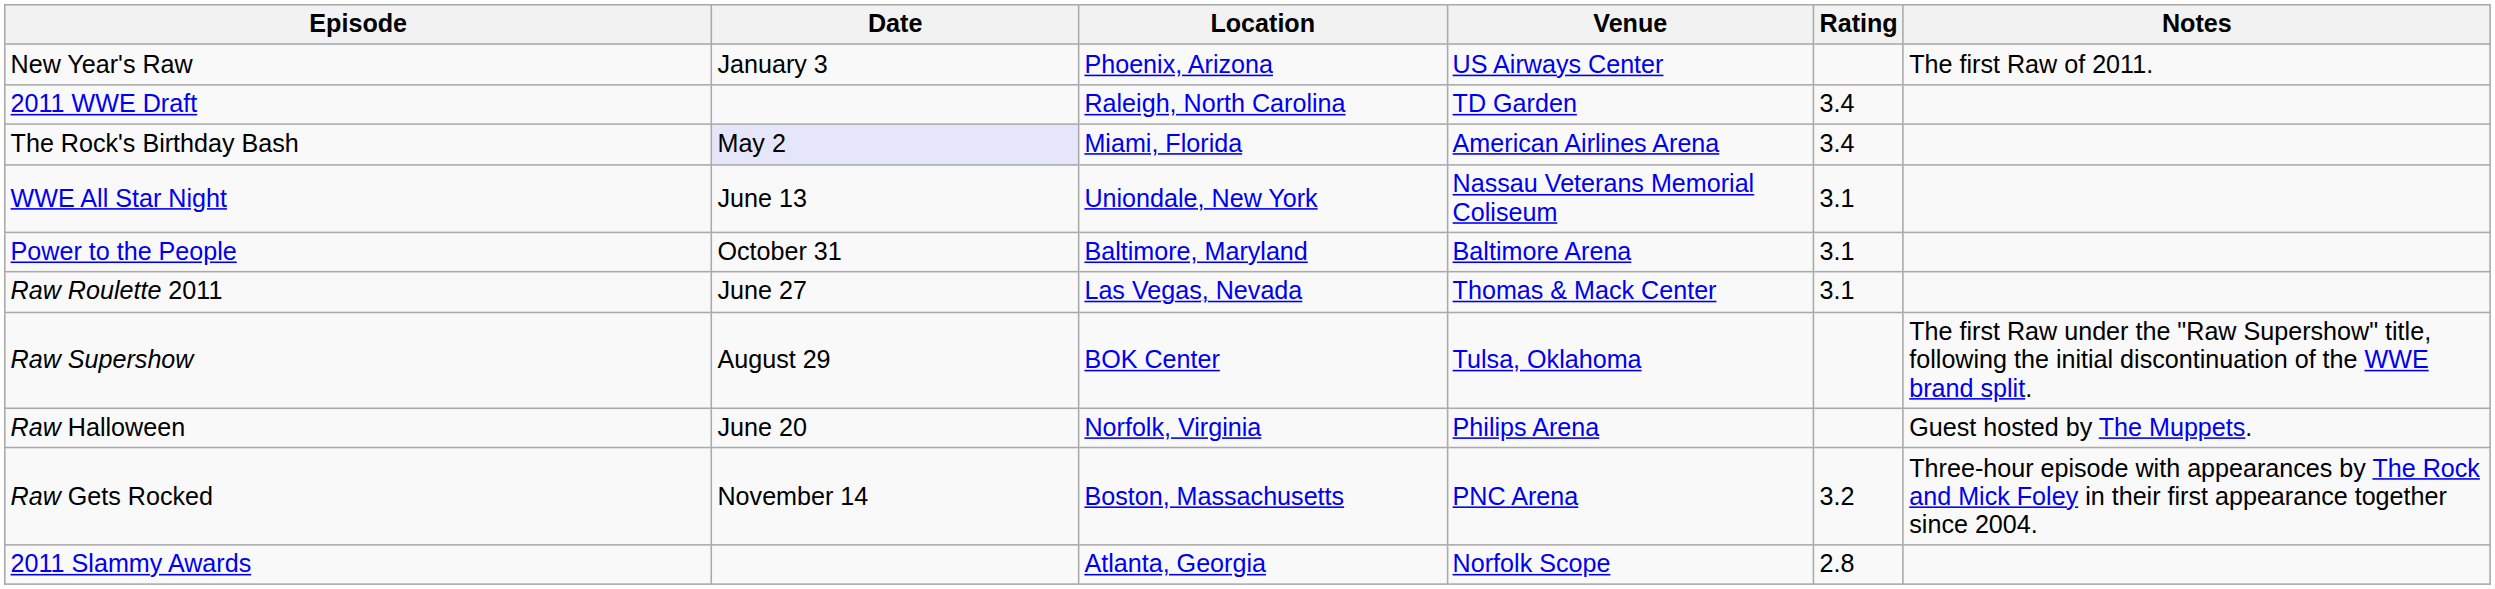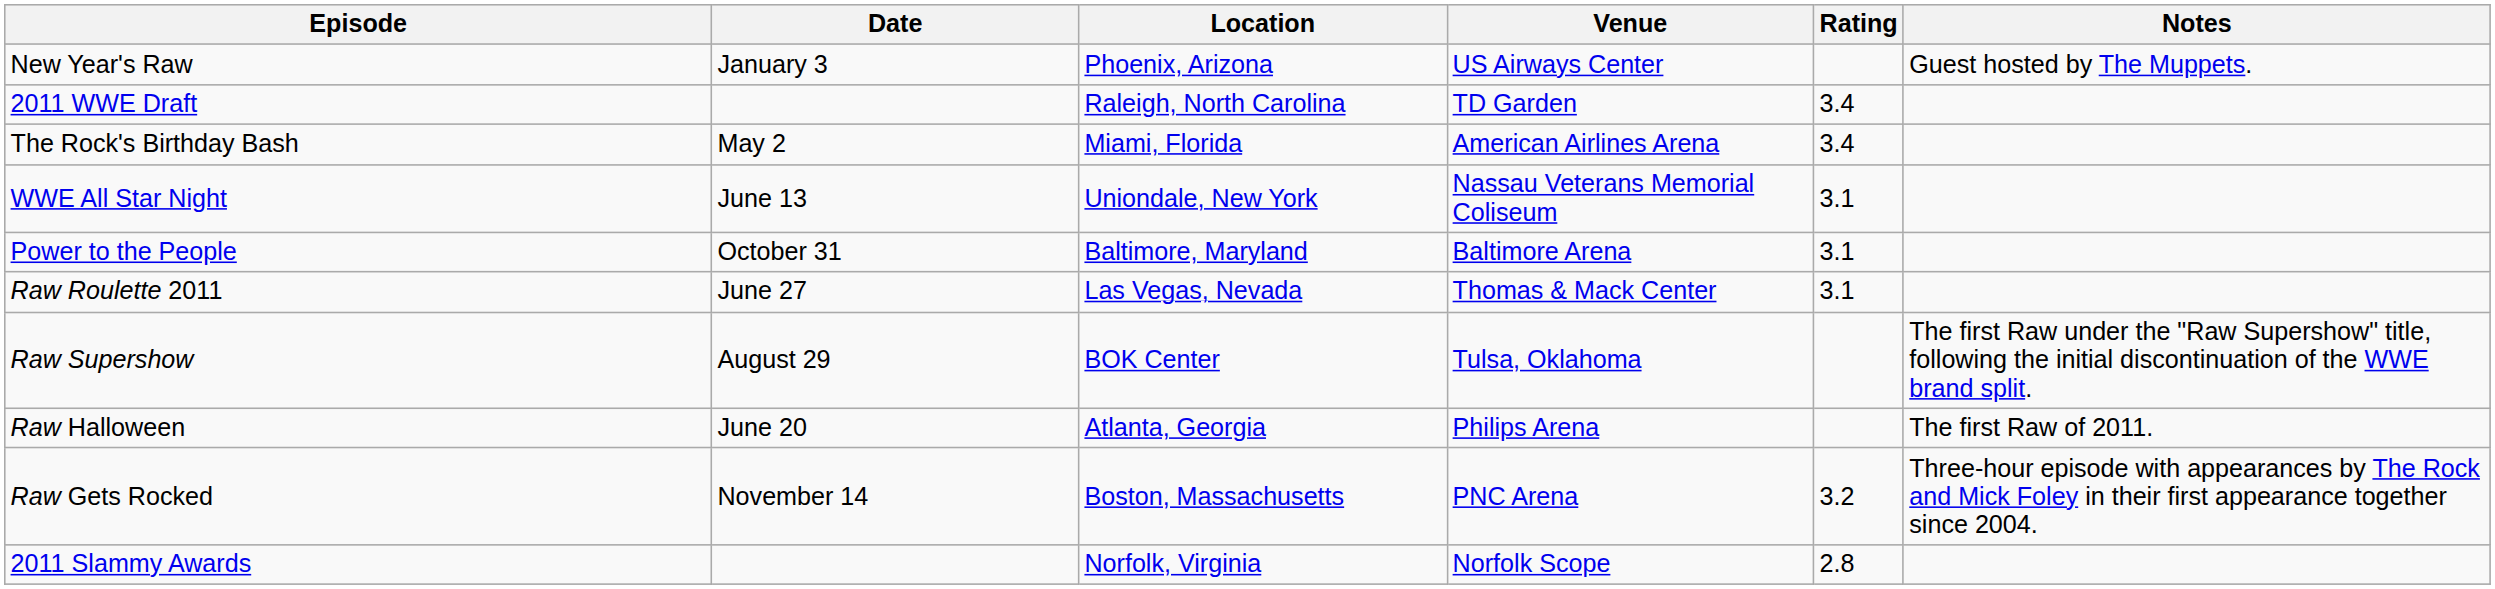(2031, 64) The first Raw of 2011. -> (2081, 64) Guest hosted by The Muppets.
(752, 143) lavender background -> (752, 143) no background
(1173, 427) Norfolk, Virginia -> (1175, 427) Atlanta, Georgia
(2081, 427) Guest hosted by The Muppets. -> (2031, 427) The first Raw of 2011.
(1175, 564) Atlanta, Georgia -> (1173, 564) Norfolk, Virginia
